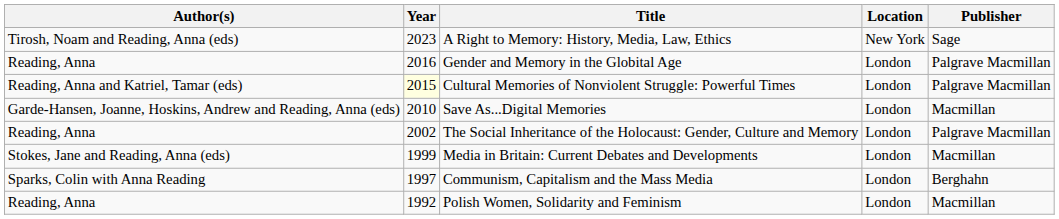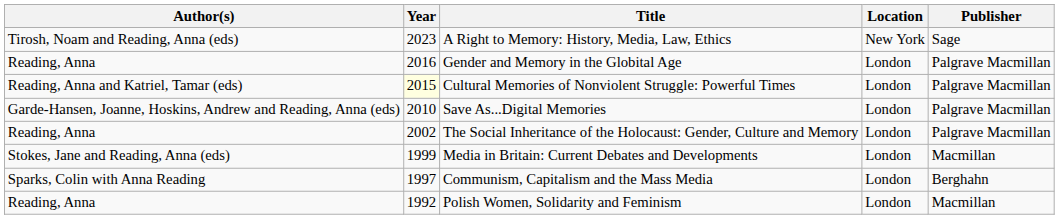(964, 109) Macmillan -> (991, 109) Palgrave Macmillan
